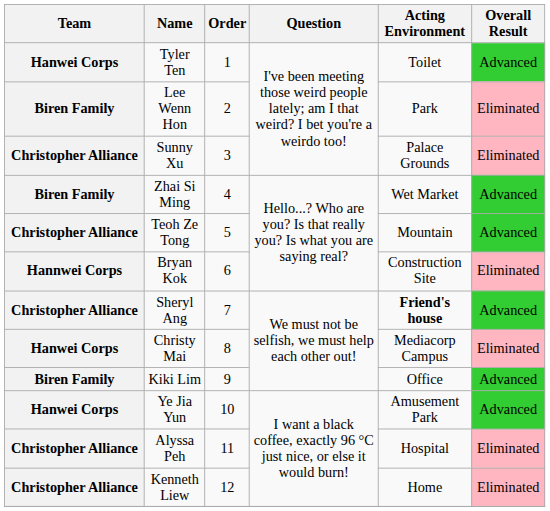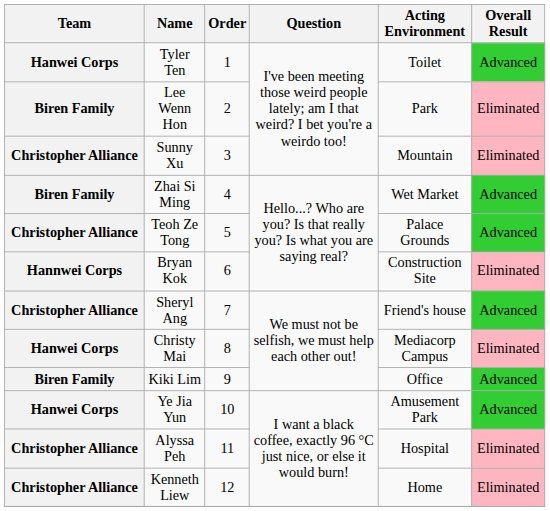(425, 155) Palace Grounds -> (425, 155) Mountain
(425, 232) Mountain -> (425, 232) Palace Grounds
(425, 310) bold -> (425, 310) normal
